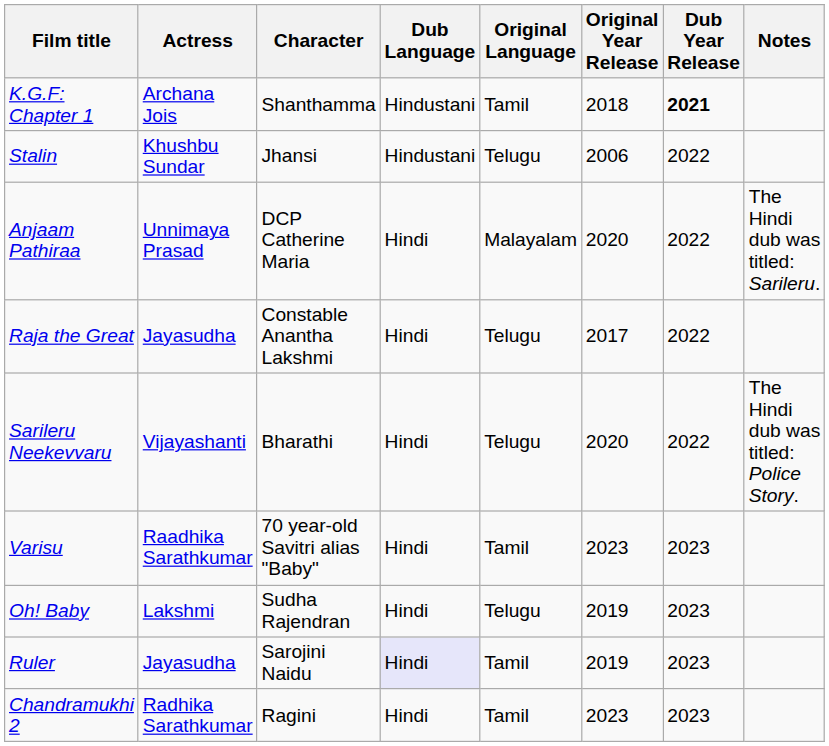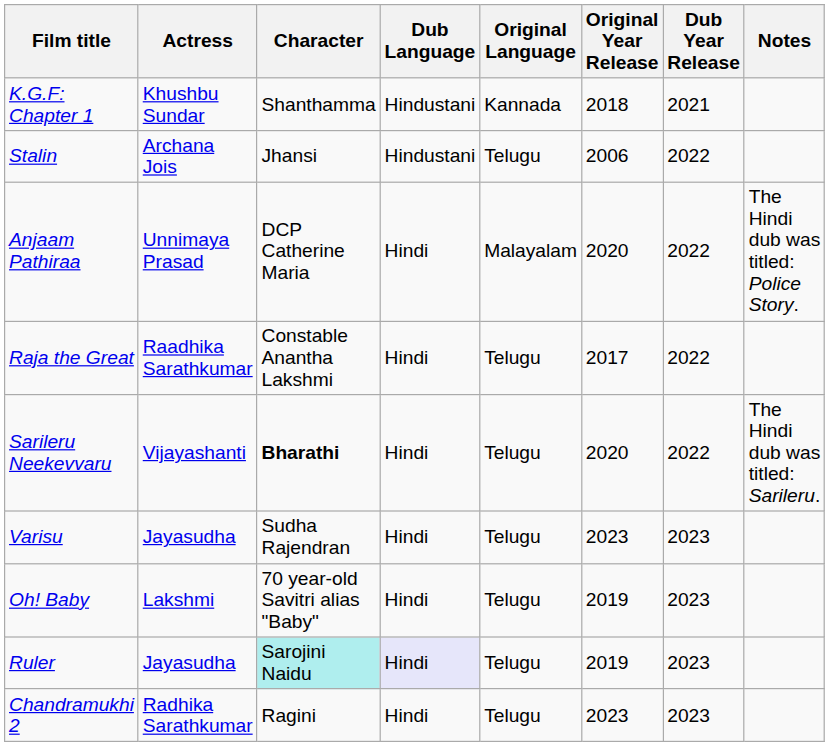(179, 104) Archana Jois -> (181, 104) Khushbu Sundar
(507, 104) Tamil -> (523, 104) Kannada
(689, 104) bold -> (689, 104) normal
(181, 156) Khushbu Sundar -> (179, 156) Archana Jois
(784, 240) The Hindi dub was titled: Sarileru. -> (784, 251) The Hindi dub was titled: Police Story.
(189, 335) Jayasudha -> (198, 357) Raadhika Sarathkumar
(297, 441) normal -> (300, 452) bold
(784, 441) The Hindi dub was titled: Police Story. -> (784, 452) The Hindi dub was titled: Sarileru.
(198, 548) Raadhika Sarathkumar -> (189, 537) Jayasudha
(311, 548) 70 year-old Savitri alias "Baby" -> (306, 537) Sudha Rajendran
(507, 548) Tamil -> (512, 537) Telugu
(306, 610) Sudha Rajendran -> (311, 600) 70 year-old Savitri alias "Baby"
(294, 662) no background -> (294, 662) paleturquoise background
(507, 662) Tamil -> (512, 662) Telugu
(507, 714) Tamil -> (512, 714) Telugu
